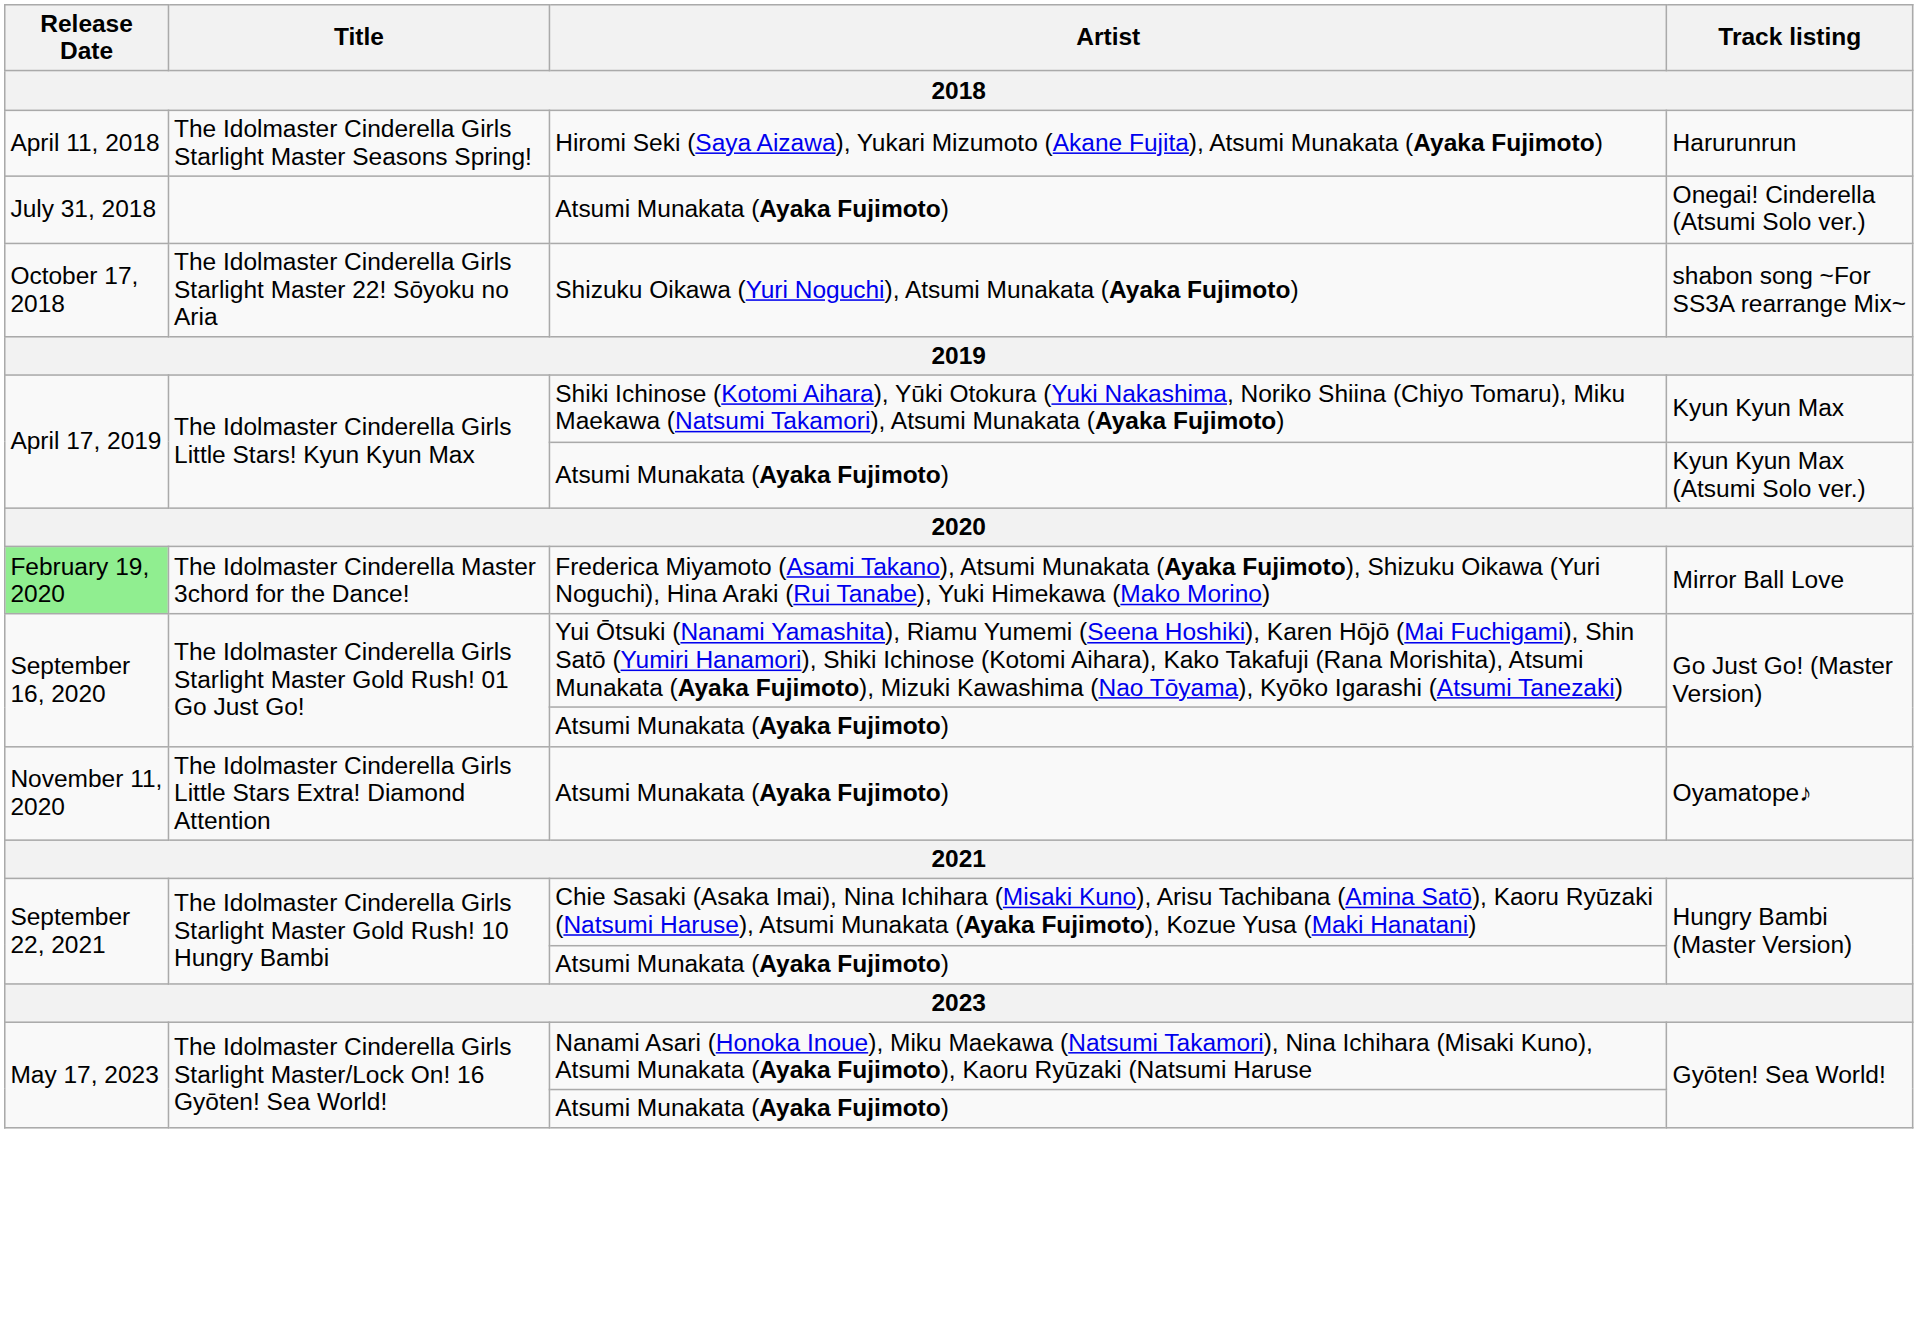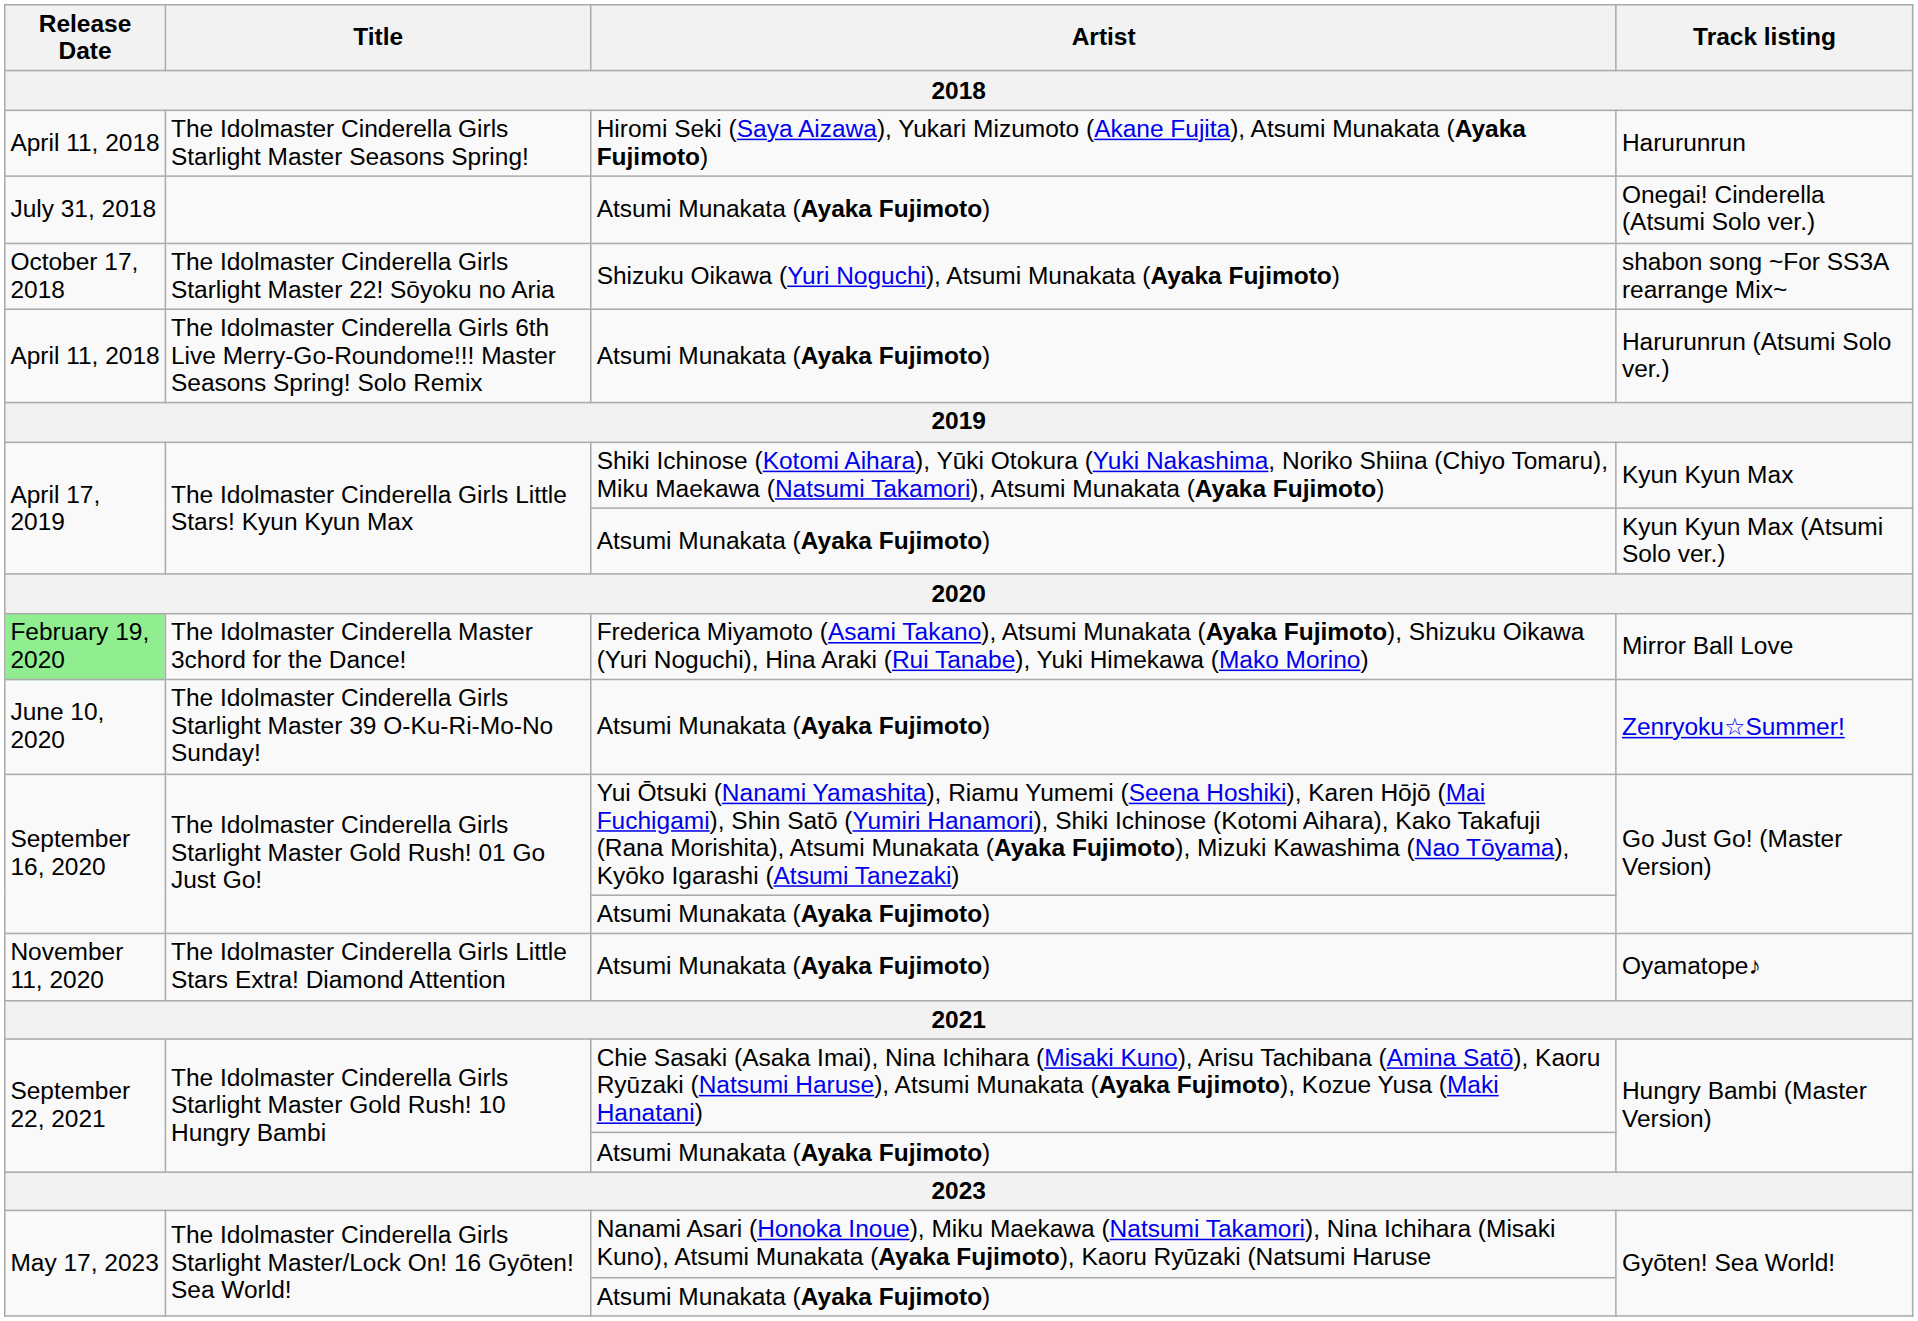+ row: (793, 355)
+ row: (793, 726)
